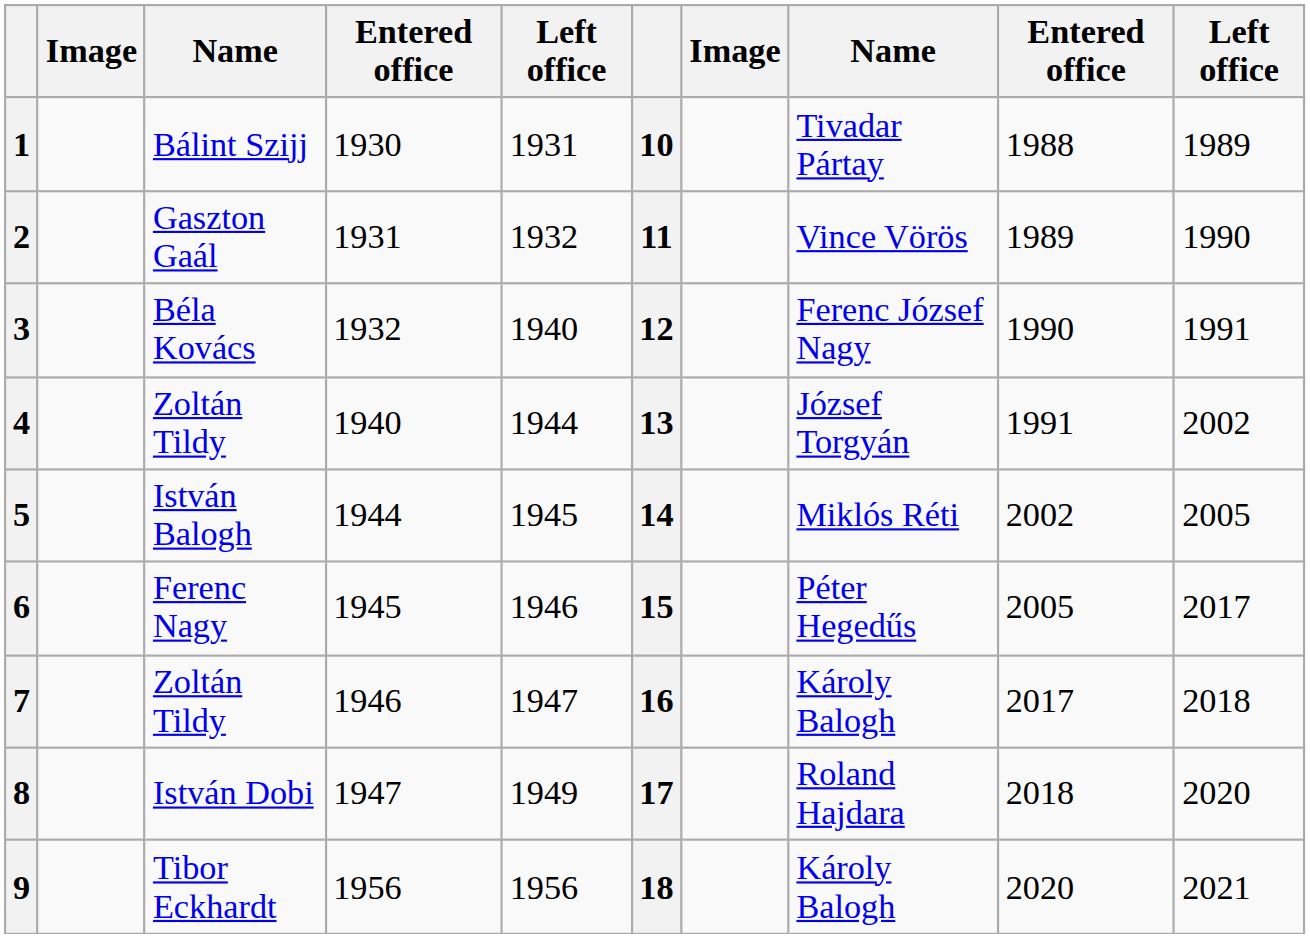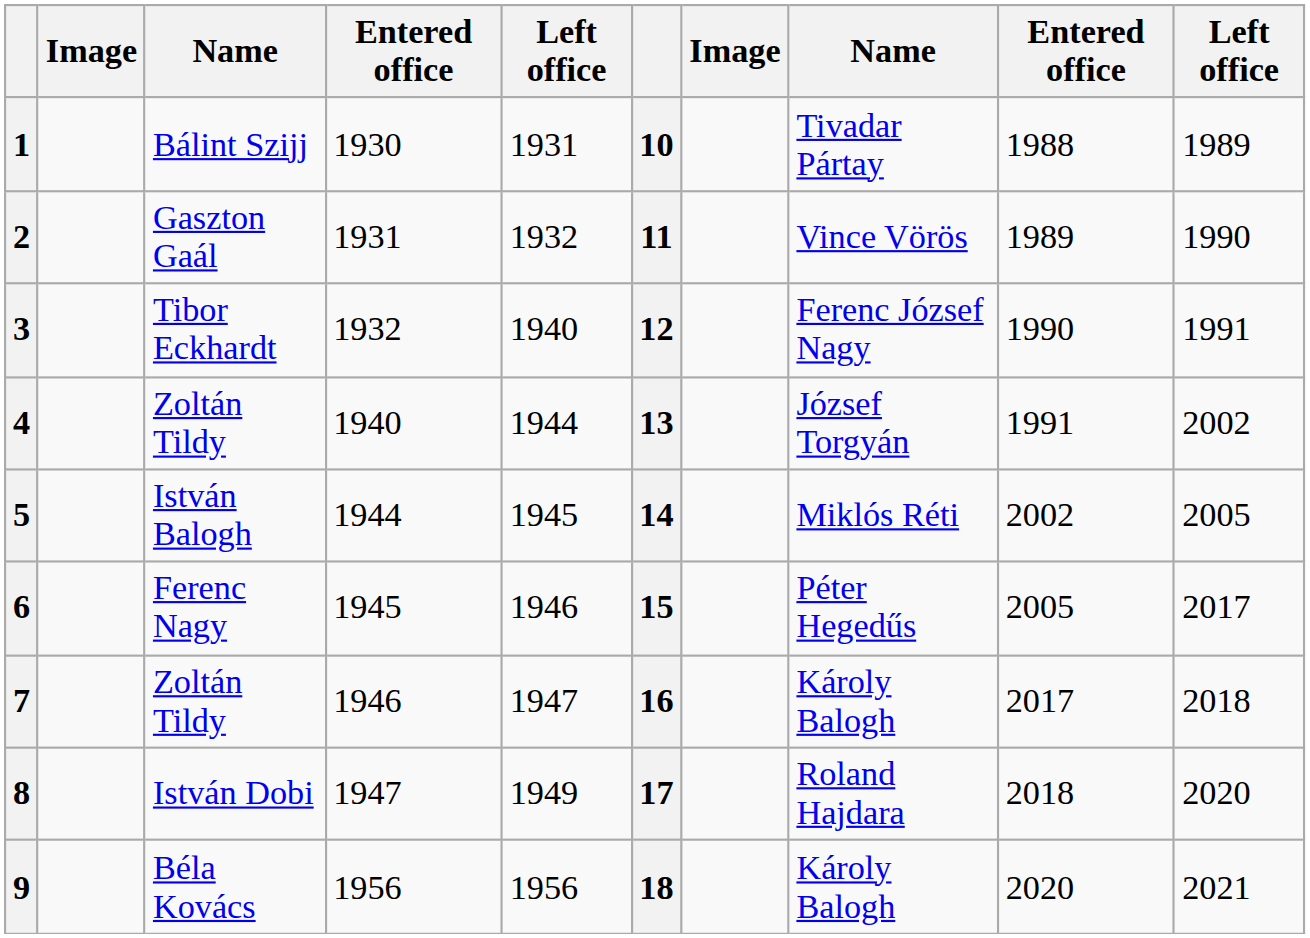(204, 329) Béla Kovács -> (215, 329) Tibor Eckhardt
(215, 886) Tibor Eckhardt -> (204, 886) Béla Kovács
